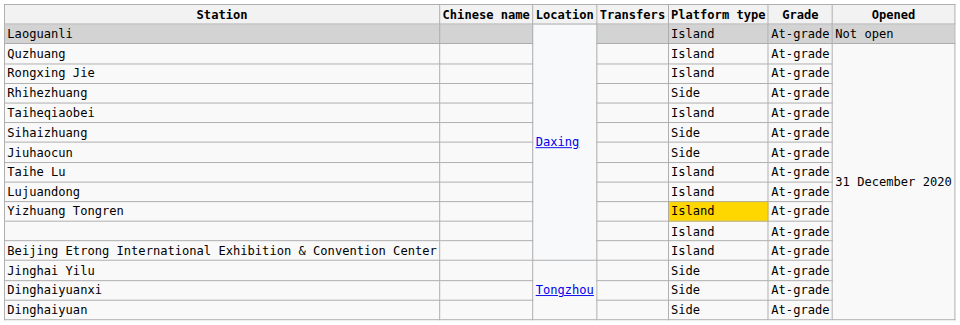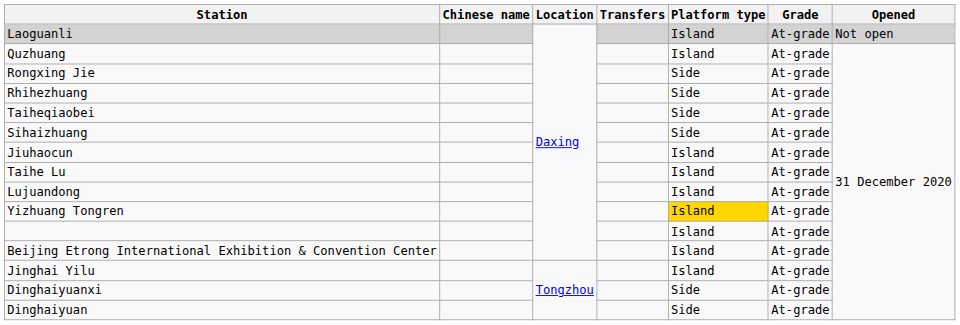(693, 73) Island -> (685, 73) Side
(693, 113) Island -> (685, 113) Side
(685, 152) Side -> (693, 152) Island
(685, 270) Side -> (693, 270) Island
